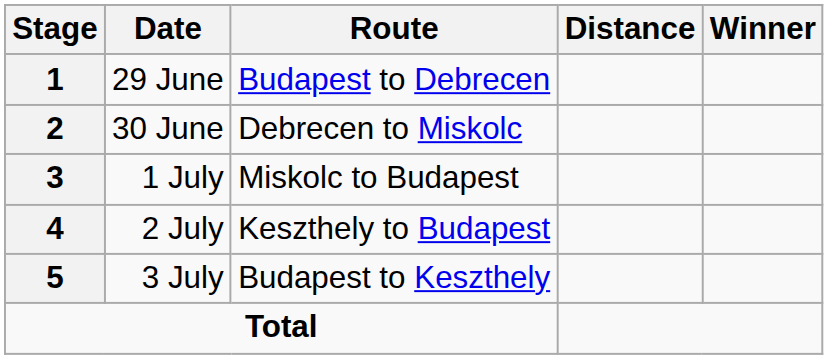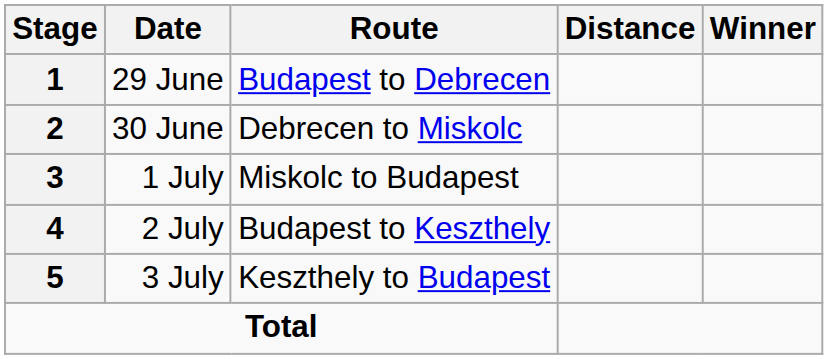(394, 228) Keszthely to Budapest -> (394, 228) Budapest to Keszthely
(394, 278) Budapest to Keszthely -> (394, 278) Keszthely to Budapest
